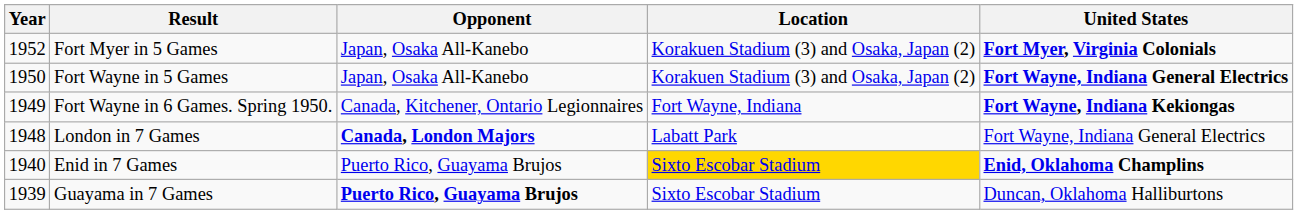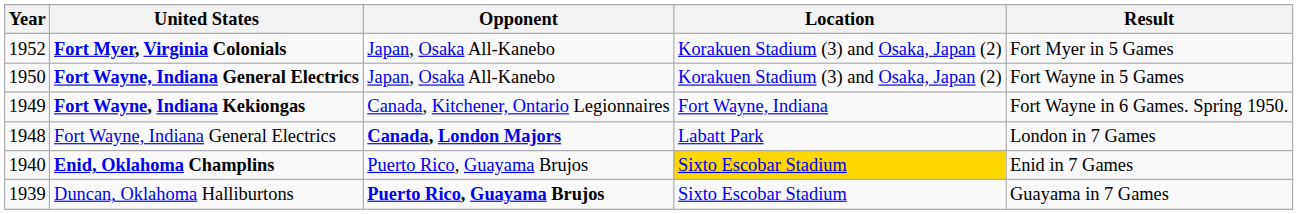columns swapped: (1136, 19) <-> (193, 19)
